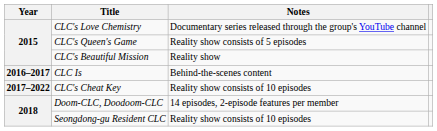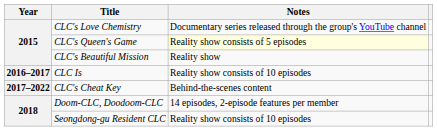(238, 42) no background -> (238, 42) lightyellow background
(221, 73) Behind-the-scenes content -> (241, 73) Reality show consists of 10 episodes
(241, 88) Reality show consists of 10 episodes -> (221, 88) Behind-the-scenes content
